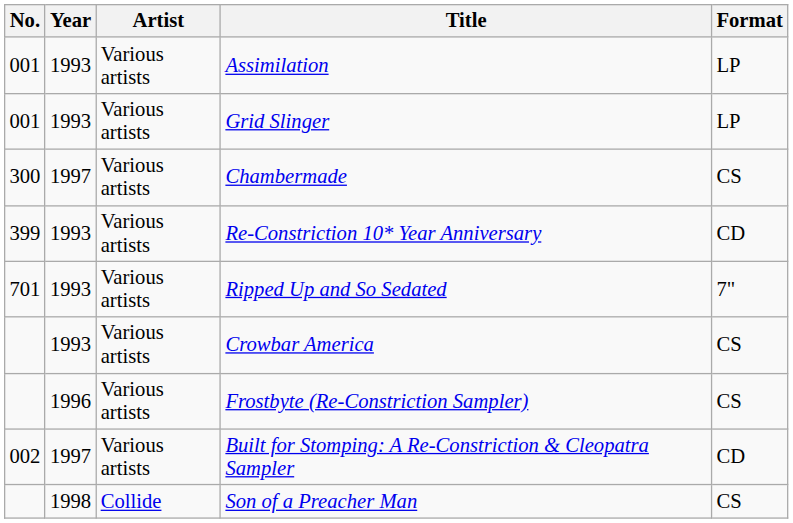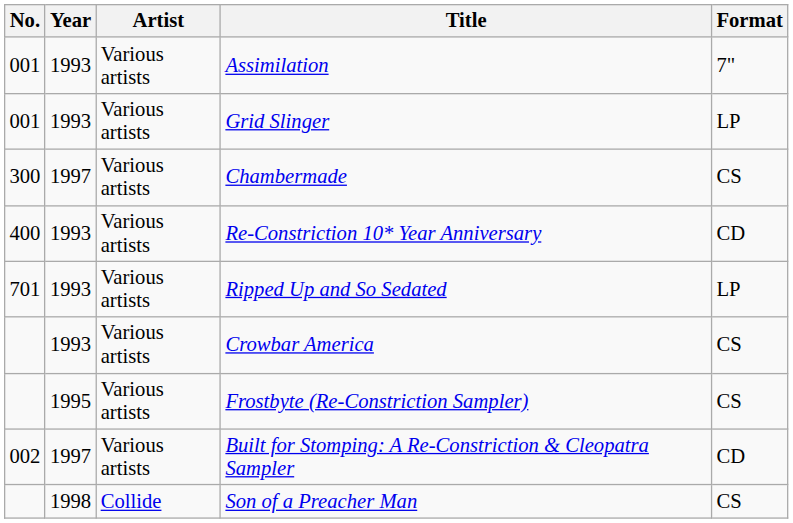(728, 65) LP -> (726, 65) 7"
(25, 233) 399 -> (25, 233) 400
(726, 289) 7" -> (728, 289) LP
(71, 400) 1996 -> (71, 400) 1995
